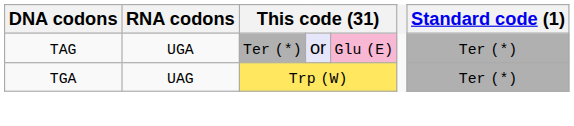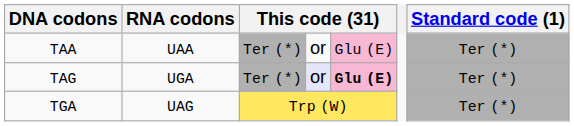+ row: (63, 50)
(364, 48) normal -> (364, 77) bold
